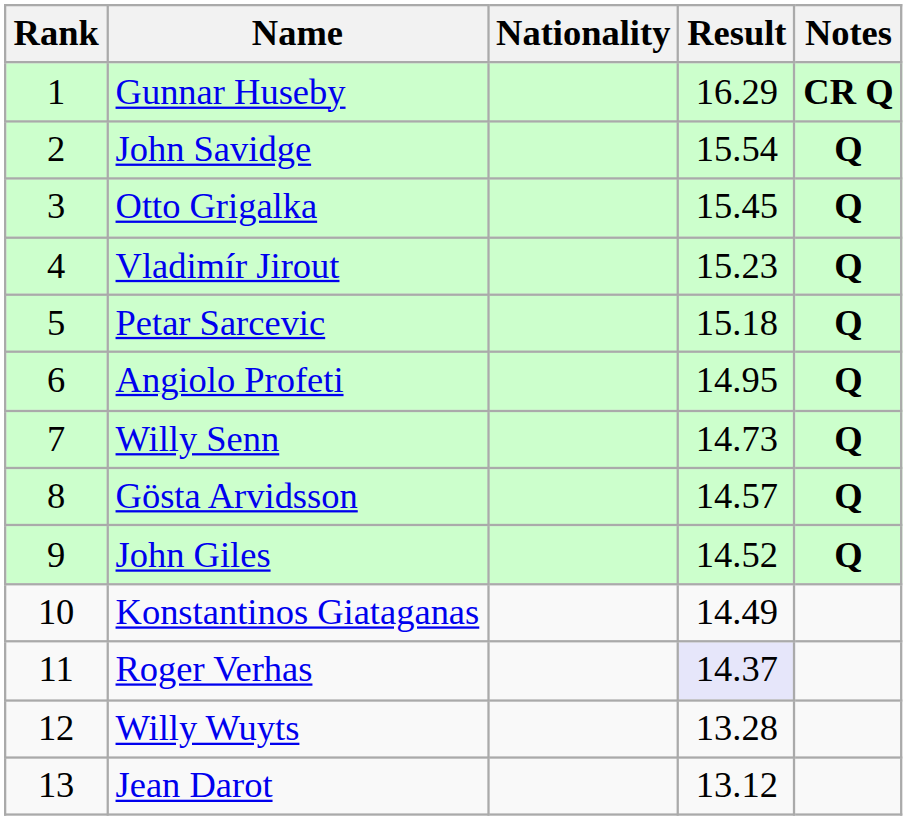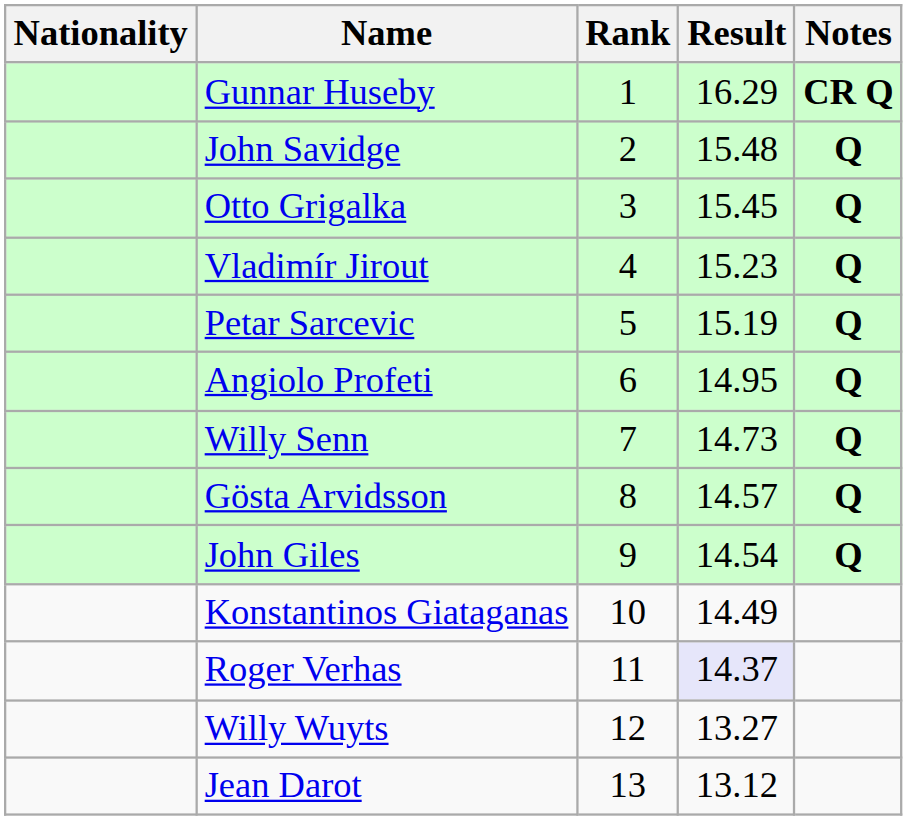columns swapped: (56, 33) <-> (583, 33)
(737, 149) 15.54 -> (737, 149) 15.48
(737, 322) 15.18 -> (737, 322) 15.19
(737, 554) 14.52 -> (737, 554) 14.54
(737, 727) 13.28 -> (737, 727) 13.27
